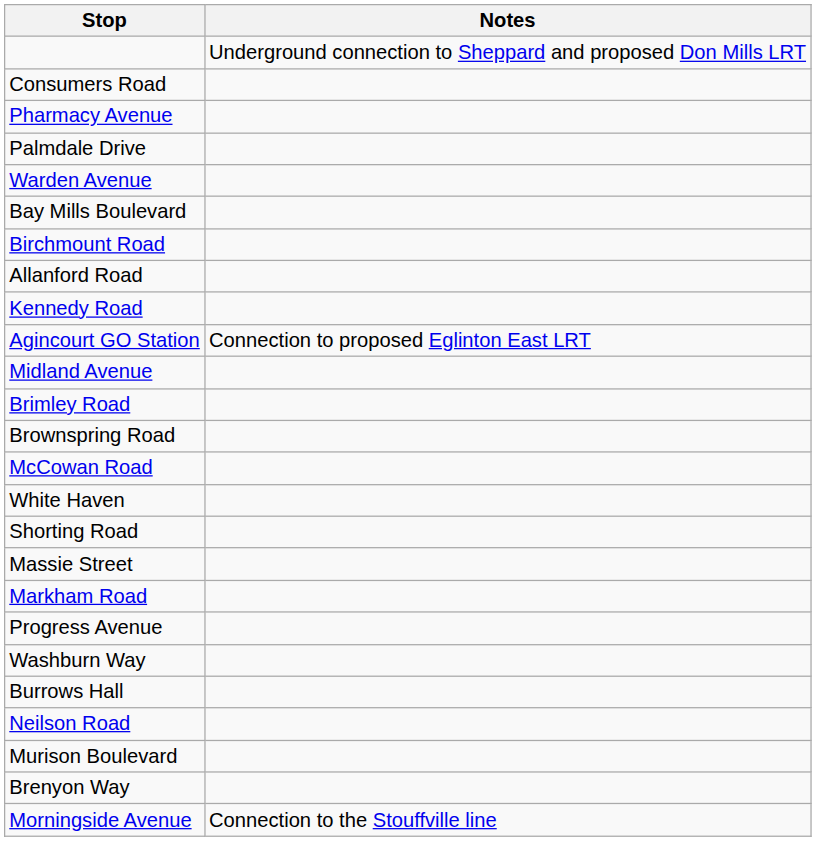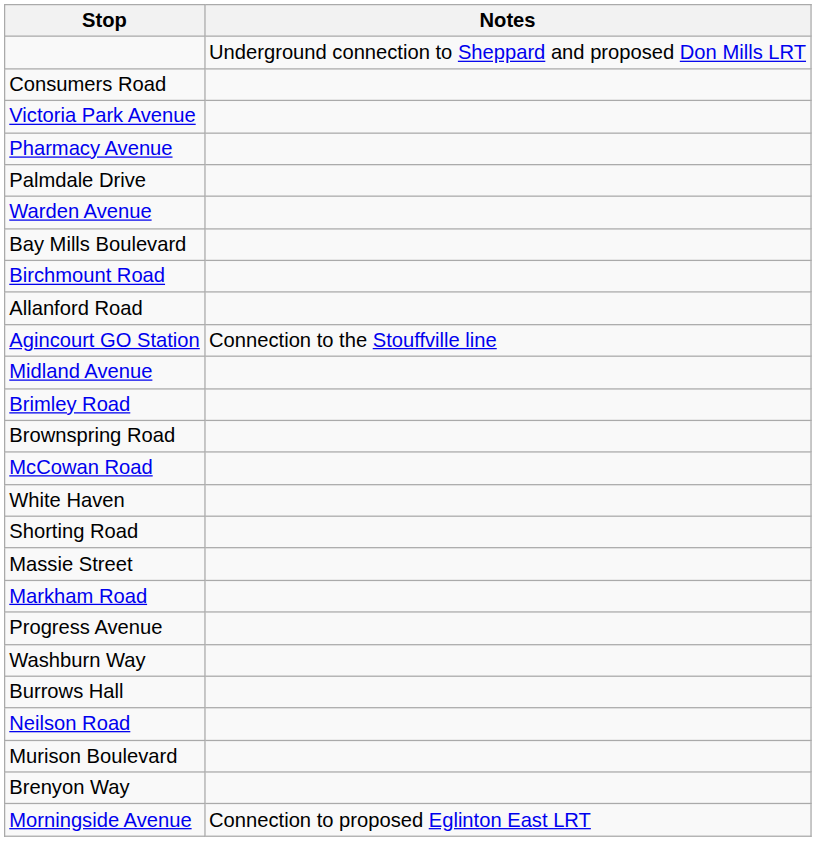+ row: (102, 116)
- row: (76, 308)
(400, 340) Connection to proposed Eglinton East LRT -> (353, 340) Connection to the Stouffville line
(353, 819) Connection to the Stouffville line -> (400, 819) Connection to proposed Eglinton East LRT
